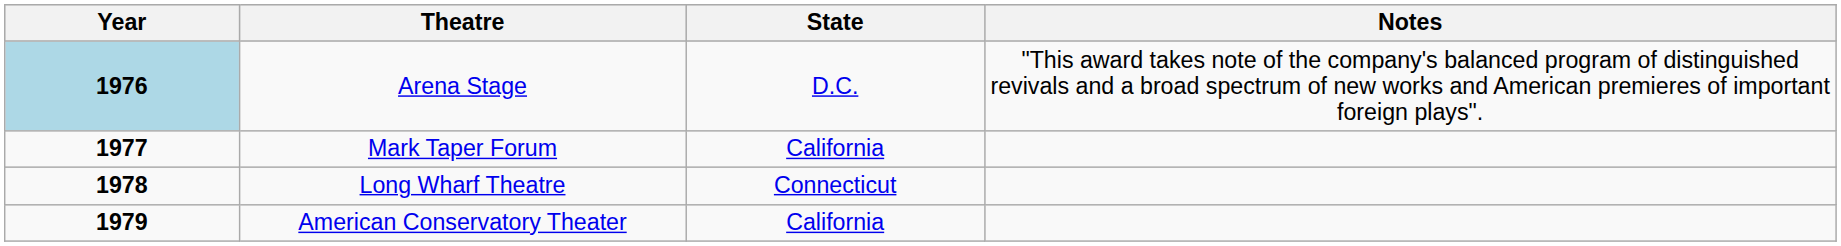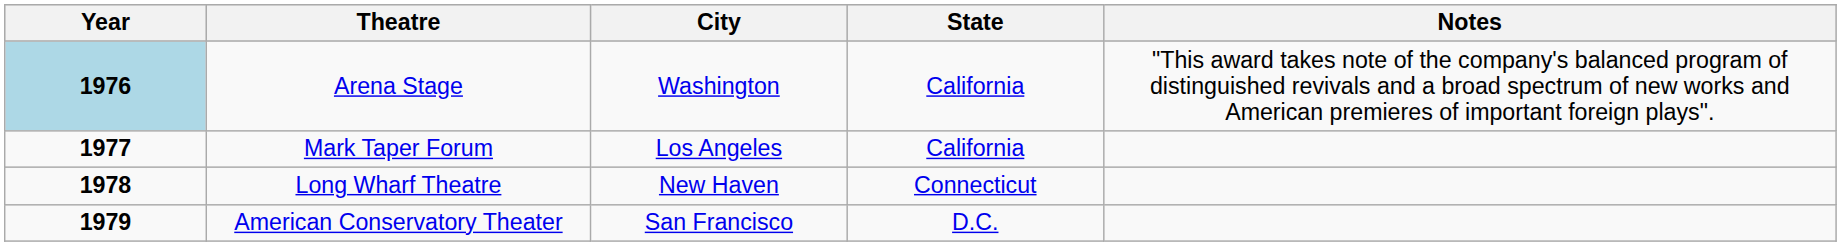+ column: (719, 22)
(835, 85) D.C. -> (975, 85) California
(835, 222) California -> (975, 222) D.C.
